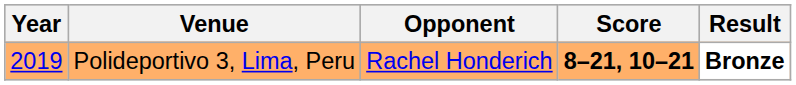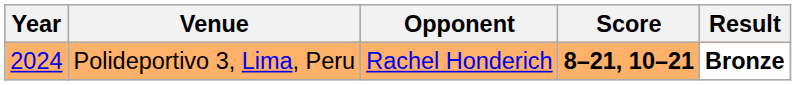(36, 61) 2019 -> (36, 61) 2024
